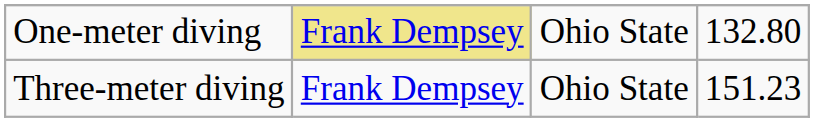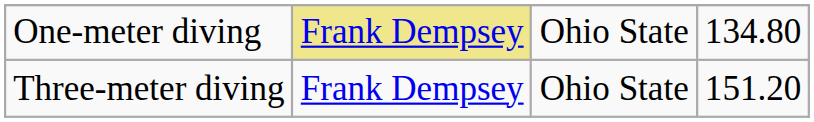(753, 32) 132.80 -> (753, 32) 134.80
(753, 87) 151.23 -> (753, 87) 151.20
